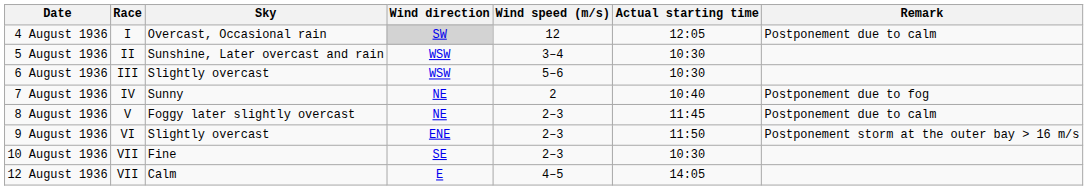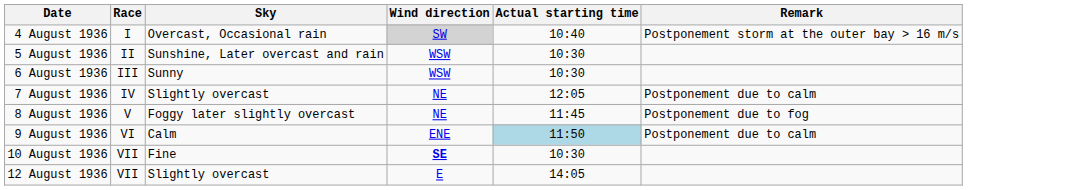- column: (553, 14)
(687, 34) 12:05 -> (567, 34) 10:40
(850, 34) Postponement due to calm -> (802, 34) Postponement storm at the outer bay > 16 m/s
(209, 74) Slightly overcast -> (166, 74) Sunny
(166, 94) Sunny -> (209, 94) Slightly overcast
(687, 94) 10:40 -> (567, 94) 12:05
(847, 94) Postponement due to fog -> (730, 94) Postponement due to calm
(850, 114) Postponement due to calm -> (727, 114) Postponement due to fog
(209, 135) Slightly overcast -> (162, 135) Calm
(687, 135) no background -> (567, 135) lightblue background
(922, 135) Postponement storm at the outer bay > 16 m/s -> (730, 135) Postponement due to calm
(440, 155) normal -> (440, 155) bold
(162, 175) Calm -> (209, 175) Slightly overcast
